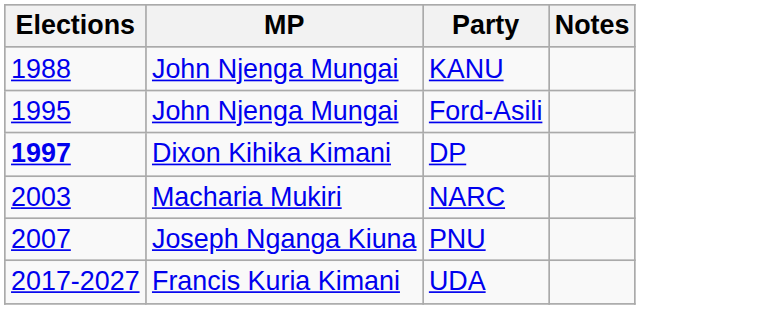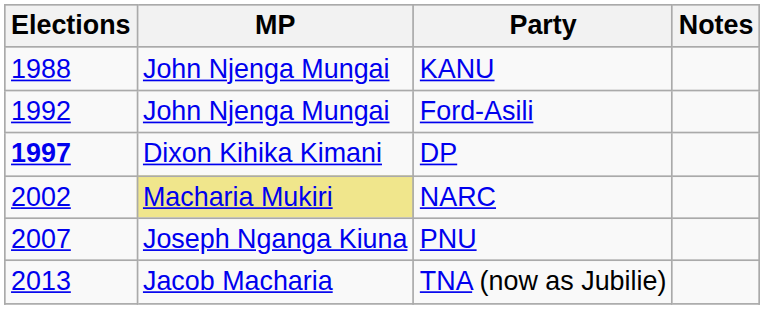(41, 111) 1995 -> (41, 111) 1992
(41, 196) 2003 -> (41, 196) 2002
(247, 196) no background -> (238, 196) khaki background
+ row: (543, 281)
- row: (457, 281)
